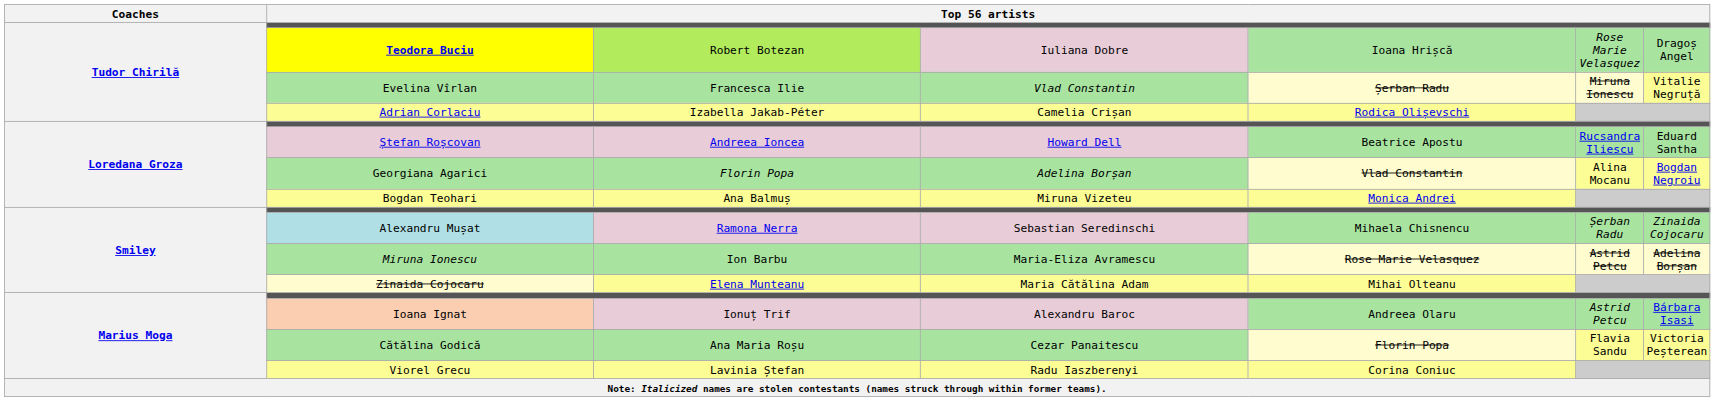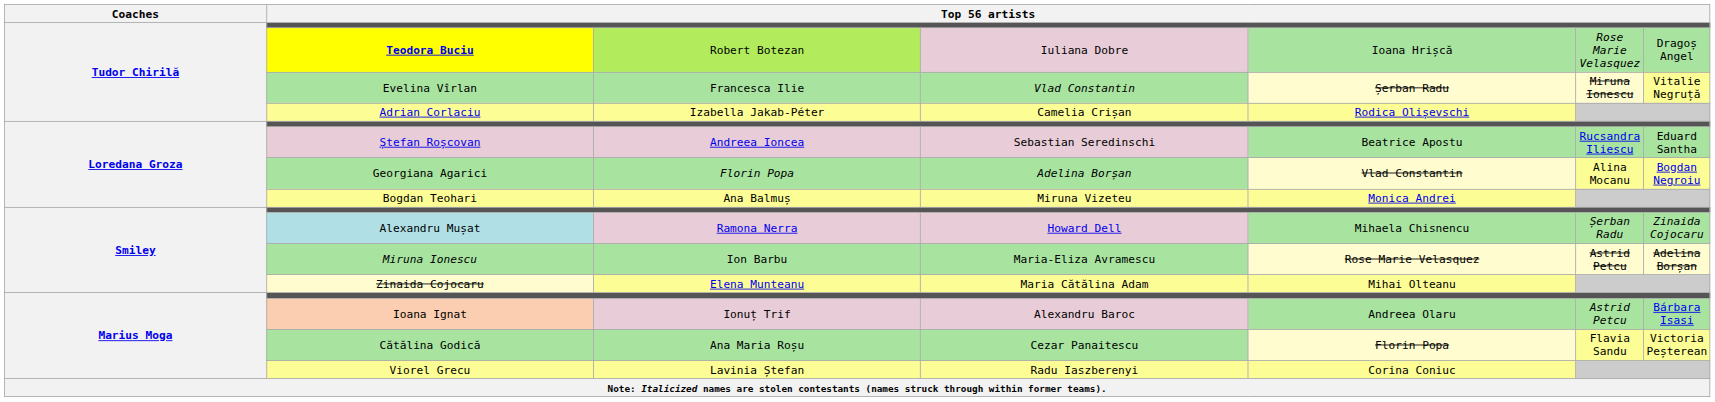(1084, 142) Howard Dell -> (1084, 142) Sebastian Seredinschi
(1084, 228) Sebastian Seredinschi -> (1084, 228) Howard Dell
